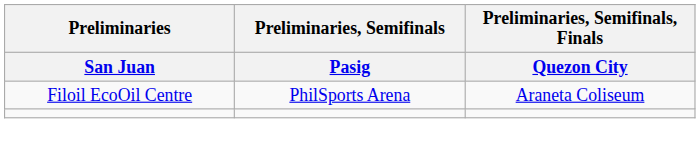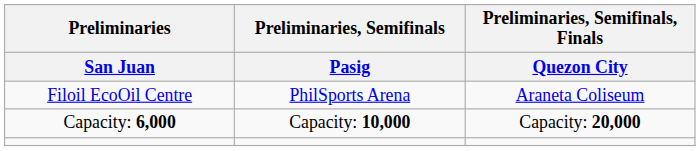+ row: (120, 123)
